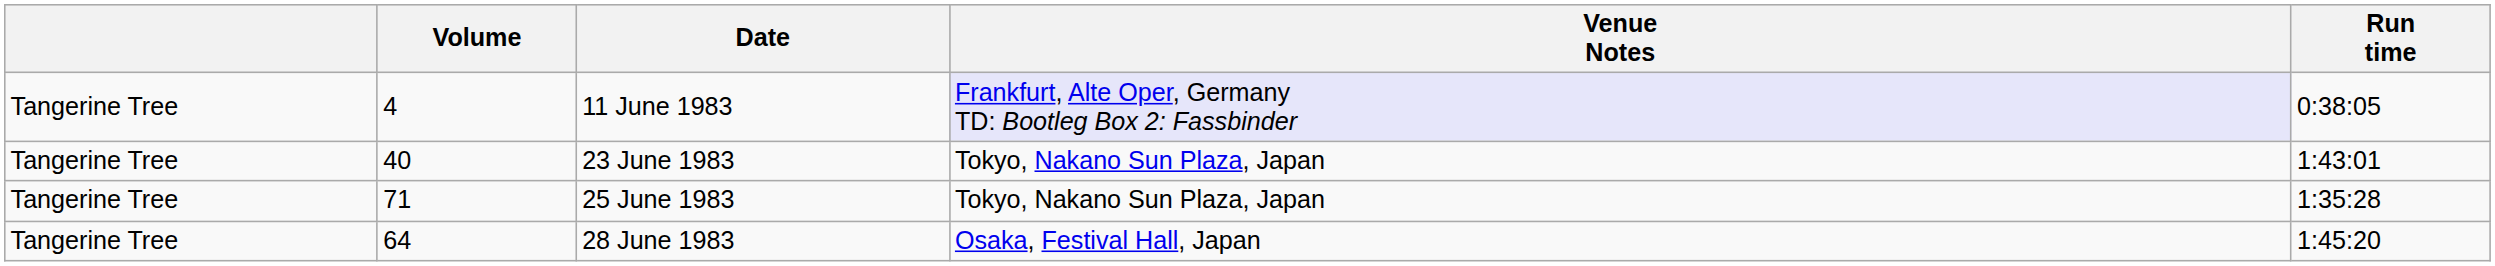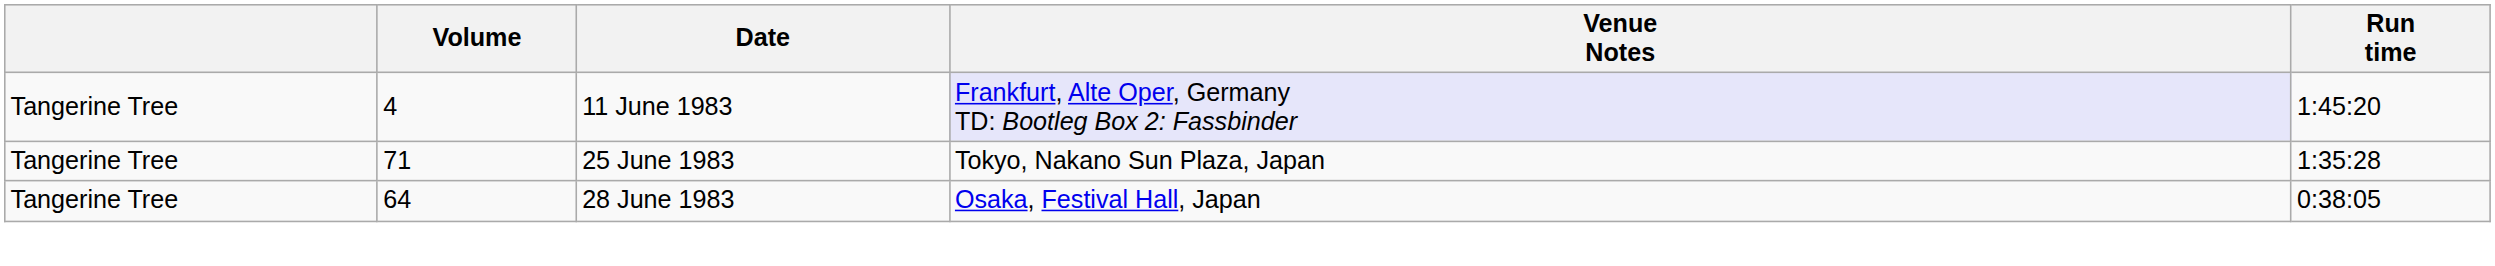(2339, 106) 0:38:05 -> (2339, 106) 1:45:20
- row: (658, 160)
(2339, 240) 1:45:20 -> (2339, 200) 0:38:05
